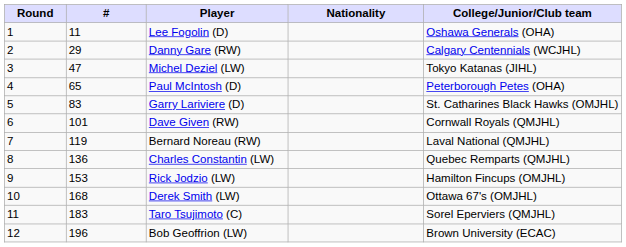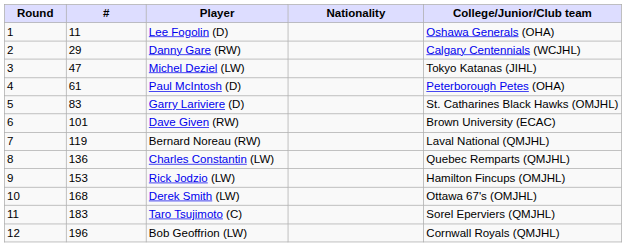(75, 86) 65 -> (75, 86) 61
(493, 123) Cornwall Royals (QMJHL) -> (491, 123) Brown University (ECAC)
(491, 232) Brown University (ECAC) -> (493, 232) Cornwall Royals (QMJHL)
